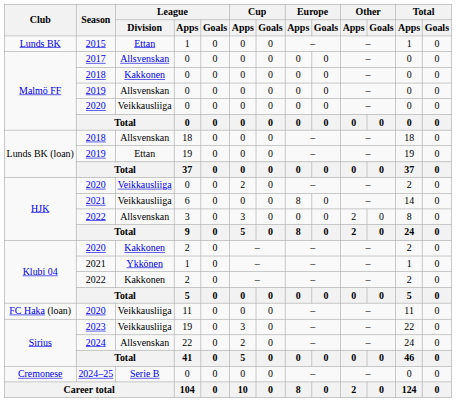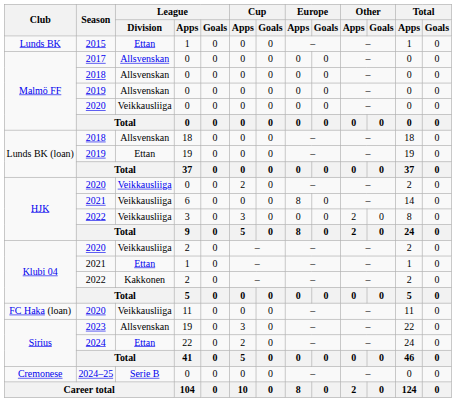(145, 75) Kakkonen -> (145, 75) Allsvenskan
(145, 216) Allsvenskan -> (145, 216) Veikkausliiga
(145, 248) Kakkonen -> (145, 248) Veikkausliiga
(145, 264) Ykkönen -> (145, 264) Ettan
(145, 327) Veikkausliiga -> (145, 327) Allsvenskan
(145, 342) Allsvenskan -> (145, 342) Ettan
